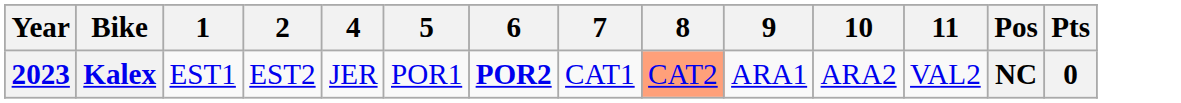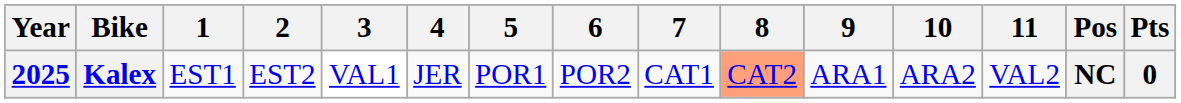+ column: (364, 27)
(41, 73) 2023 -> (41, 73) 2025
(514, 73) bold -> (595, 73) normal
